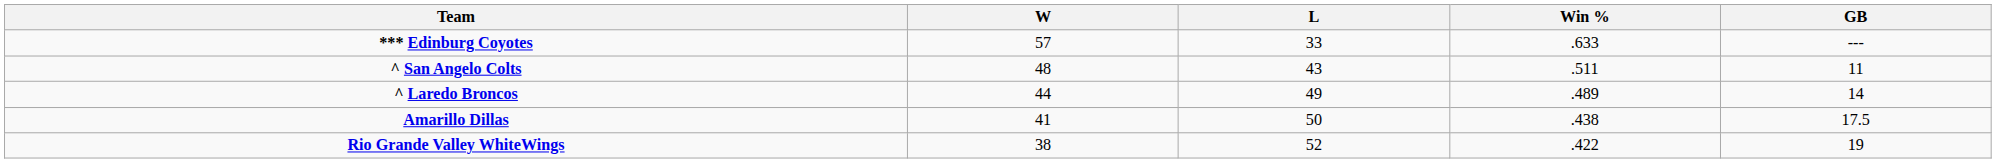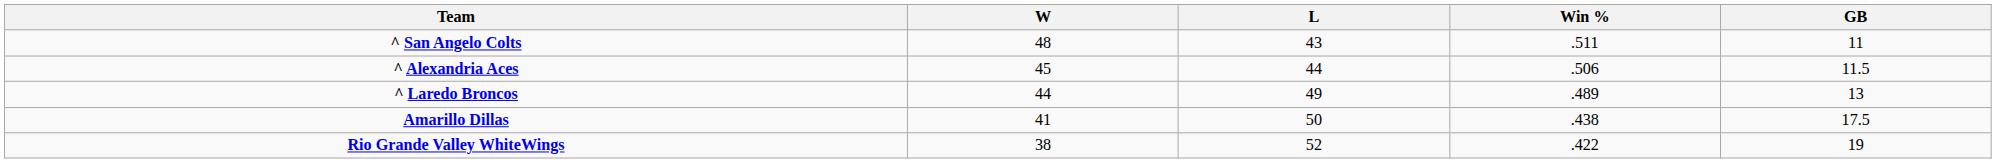- row: (456, 42)
+ row: (456, 68)
(1856, 94) 14 -> (1856, 94) 13
